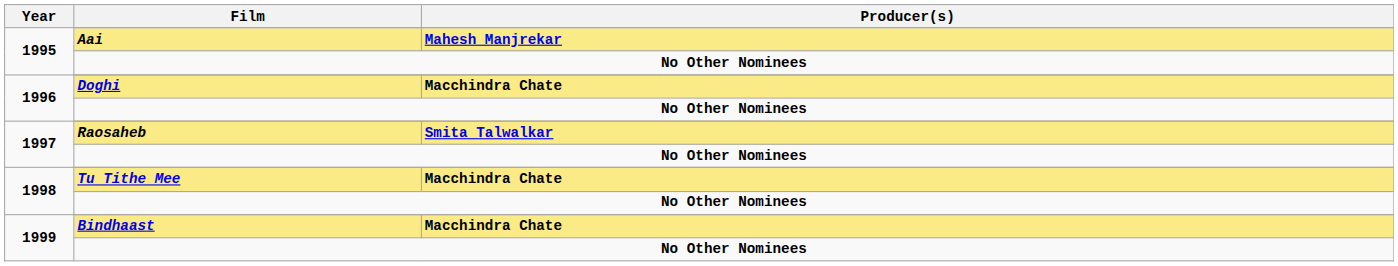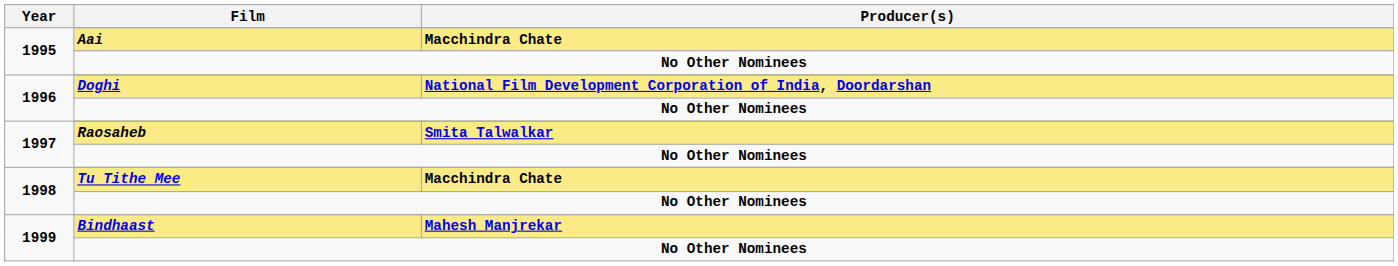(493, 40) Mahesh Manjrekar -> (493, 40) Macchindra Chate
(493, 86) Macchindra Chate -> (678, 86) National Film Development Corporation of India, Doordarshan
(493, 226) Macchindra Chate -> (493, 226) Mahesh Manjrekar
